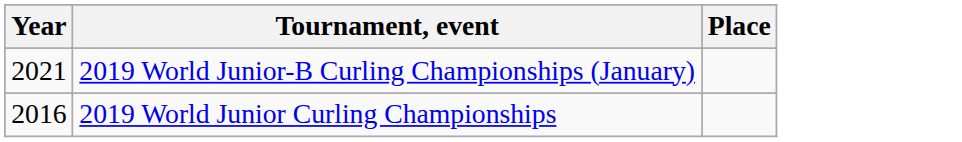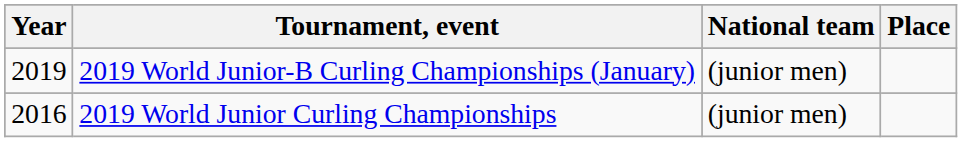+ column: (791, 26)
(39, 70) 2021 -> (39, 70) 2019
